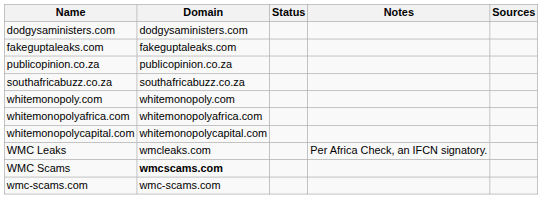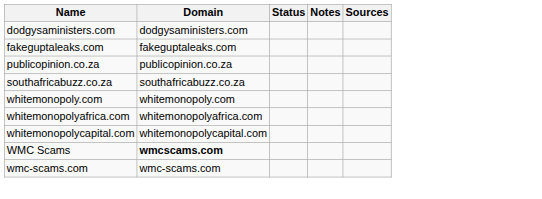- row: (36, 151)
